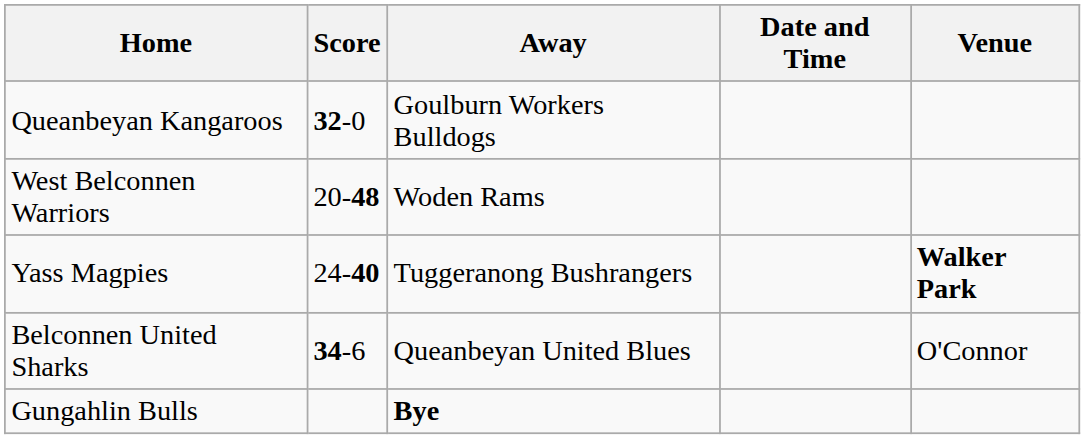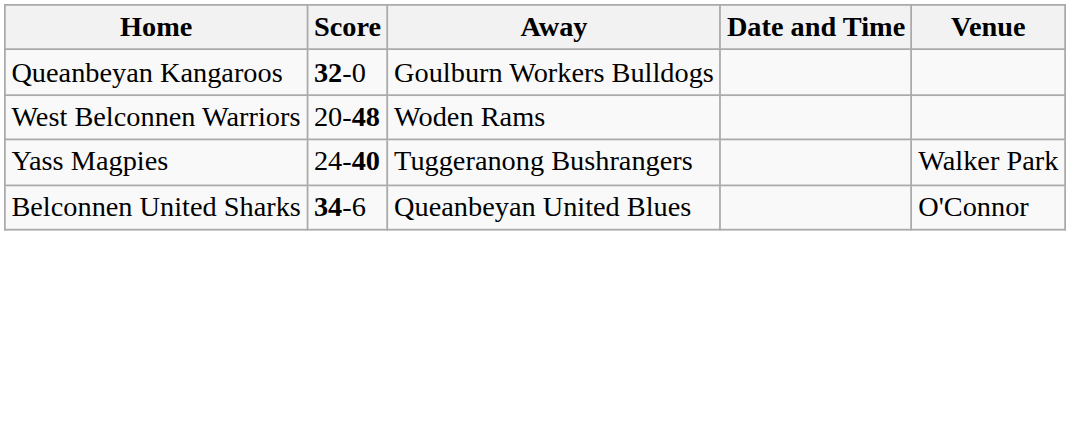(961, 273) bold -> (988, 161) normal
- row: (105, 410)
